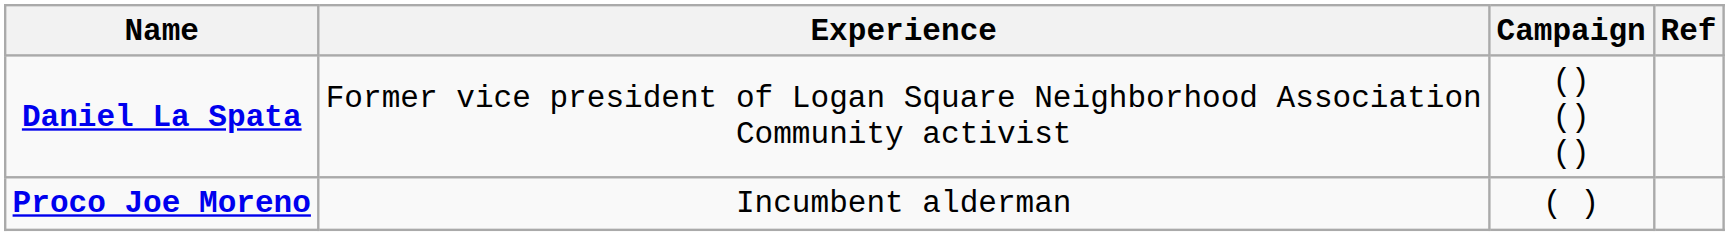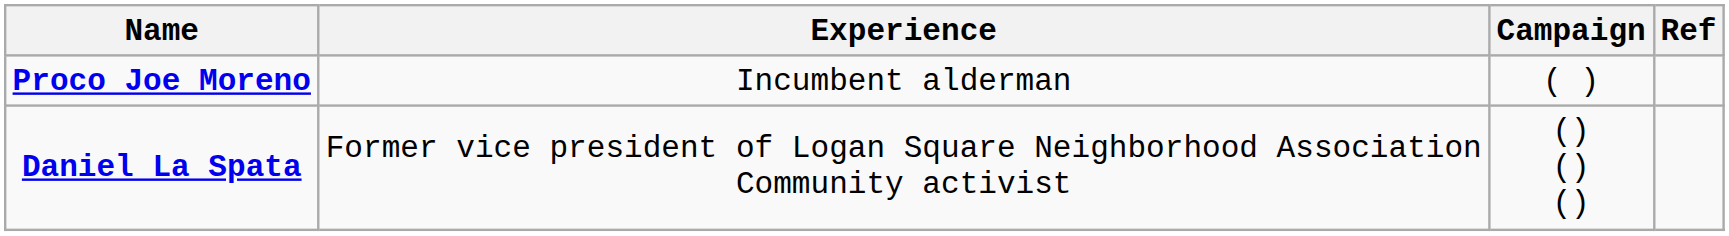rows swapped: (162, 203) <-> (162, 117)
